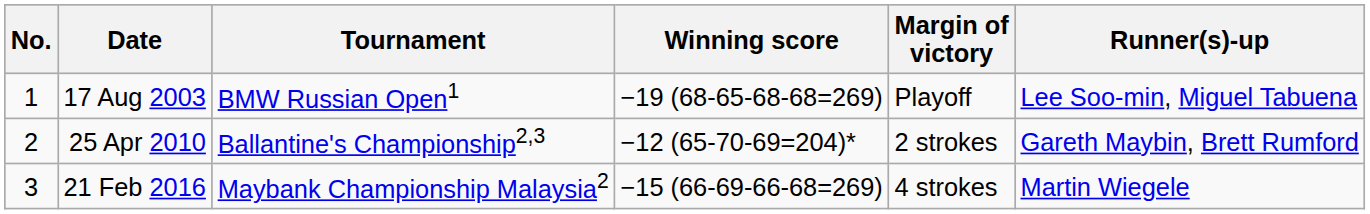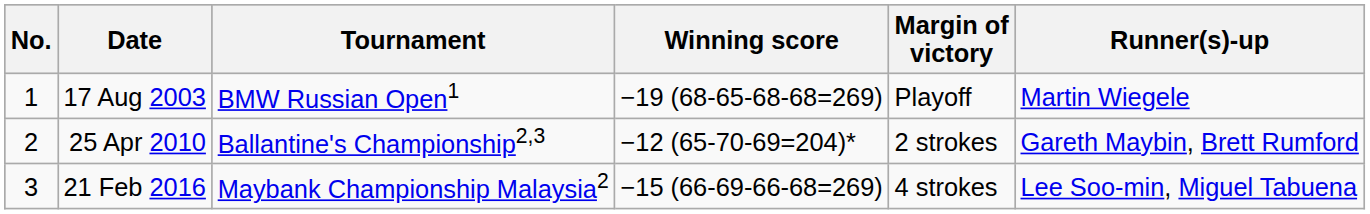(1189, 96) Lee Soo-min, Miguel Tabuena -> (1105, 96) Martin Wiegele
(1105, 187) Martin Wiegele -> (1189, 187) Lee Soo-min, Miguel Tabuena
